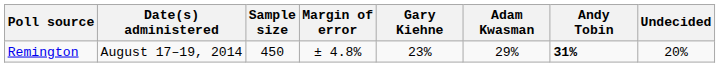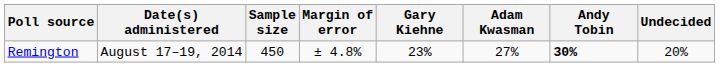(507, 52) 29% -> (507, 52) 27%
(565, 52) 31% -> (565, 52) 30%
